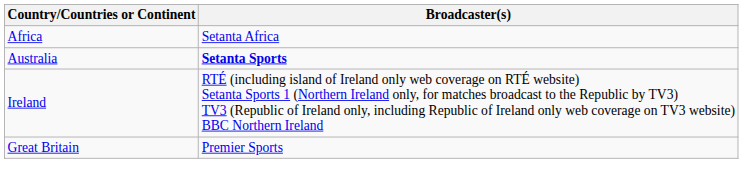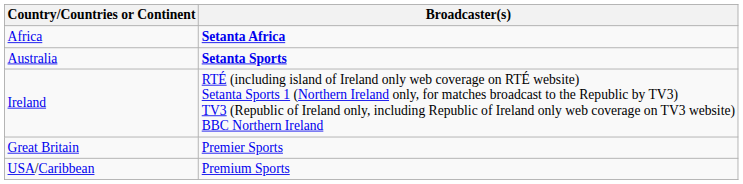(240, 36) normal -> (243, 36) bold
+ row: (51, 169)
